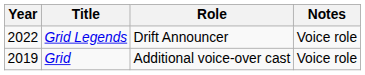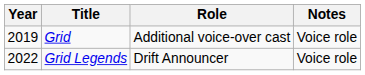rows swapped: (58, 59) <-> (86, 37)
